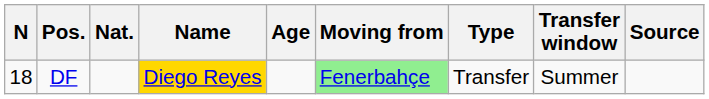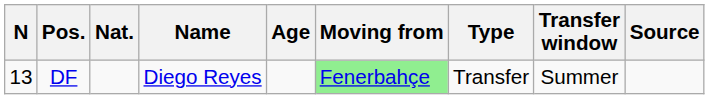(21, 76) 18 -> (21, 76) 13
(203, 76) gold background -> (203, 76) no background
